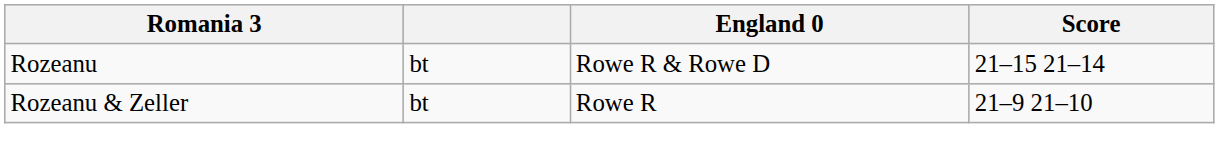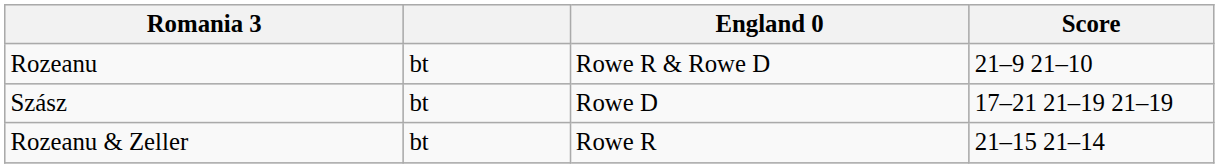(1040, 63) 21–15 21–14 -> (1034, 63) 21–9 21–10
+ row: (39, 102)
(1034, 102) 21–9 21–10 -> (1040, 142) 21–15 21–14
